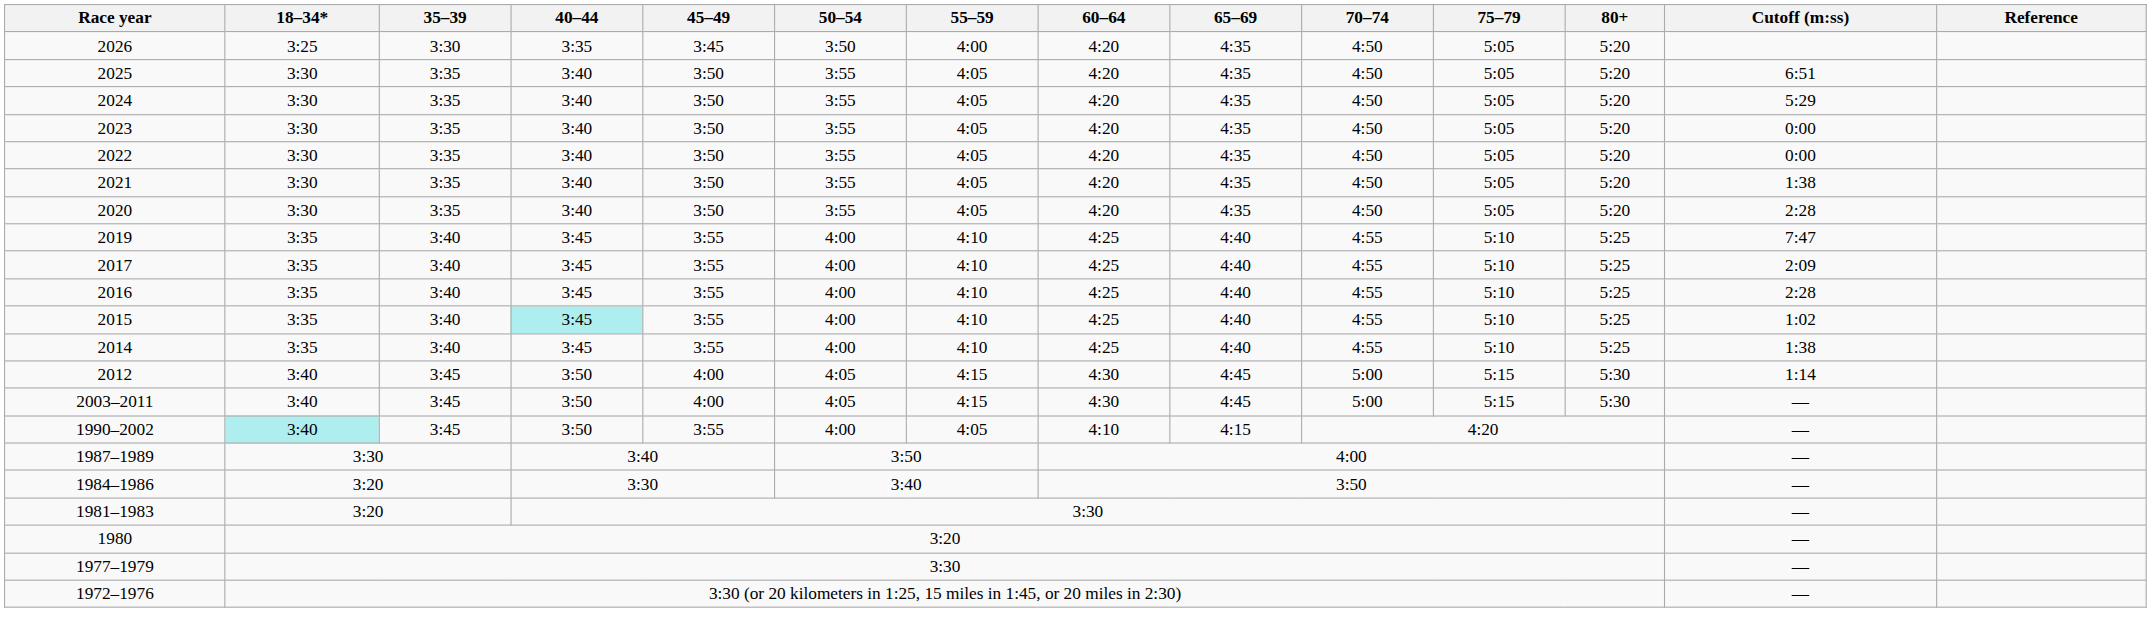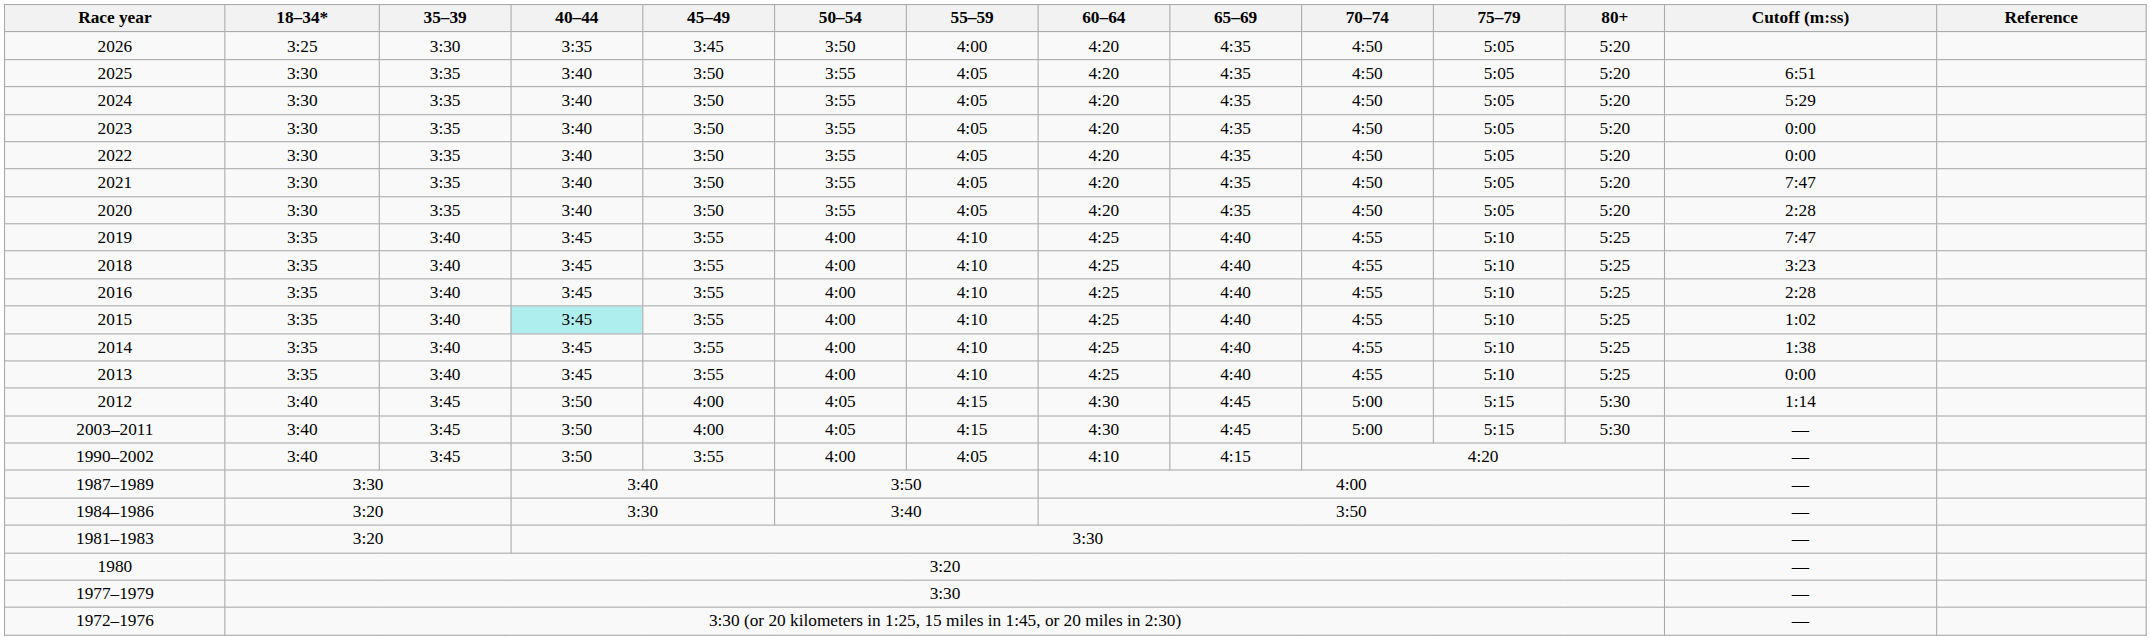(1800, 182) 1:38 -> (1800, 182) 7:47
+ row: (115, 264)
- row: (115, 264)
+ row: (115, 374)
(302, 429) paleturquoise background -> (302, 456) no background
